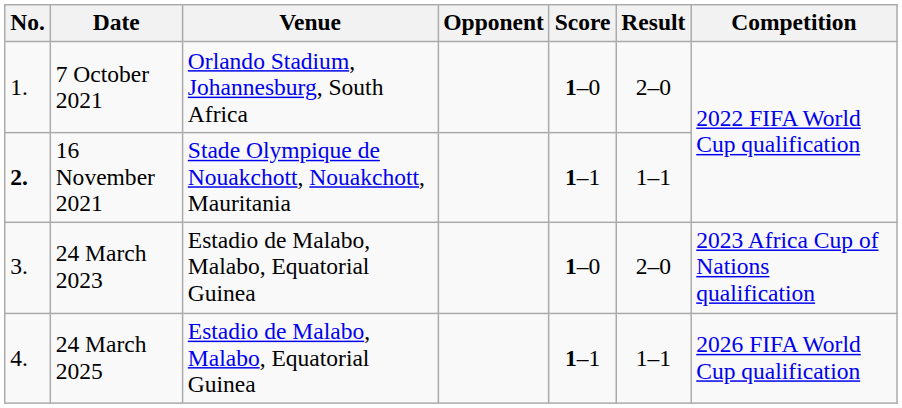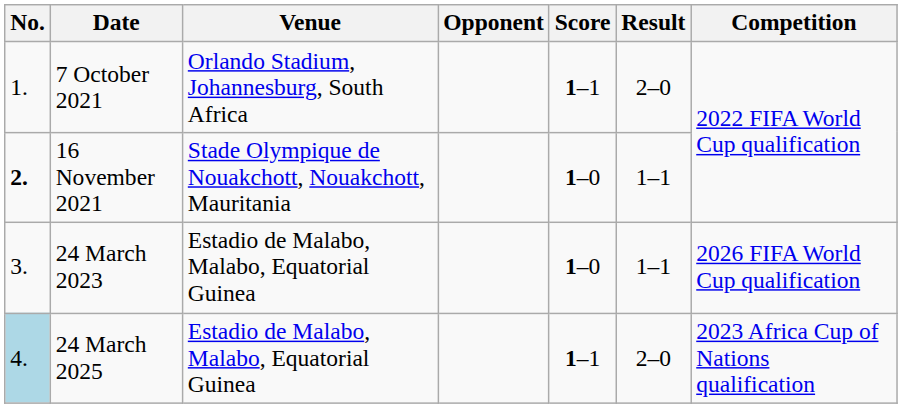(583, 86) 1–0 -> (583, 86) 1–1
(583, 177) 1–1 -> (583, 177) 1–0
(653, 267) 2–0 -> (653, 267) 1–1
(787, 267) 2023 Africa Cup of Nations qualification -> (778, 267) 2026 FIFA World Cup qualification
(19, 357) no background -> (19, 357) lightblue background
(653, 357) 1–1 -> (653, 357) 2–0
(778, 357) 2026 FIFA World Cup qualification -> (787, 357) 2023 Africa Cup of Nations qualification
